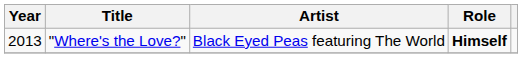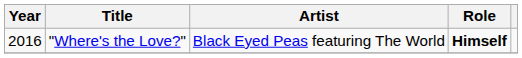(25, 40) 2013 -> (25, 40) 2016
